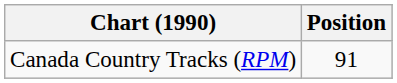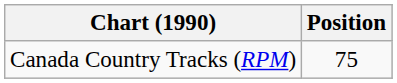(346, 59) 91 -> (346, 59) 75
